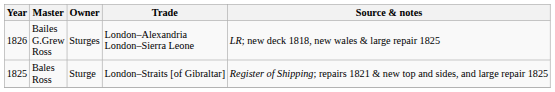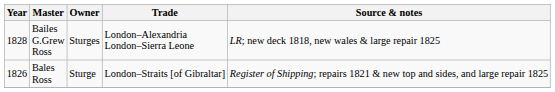(17, 40) 1826 -> (17, 40) 1828
(17, 73) 1825 -> (17, 73) 1826
